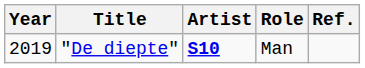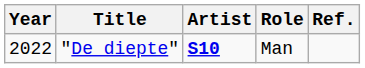(31, 49) 2019 -> (31, 49) 2022
